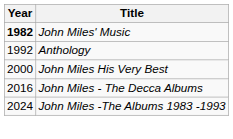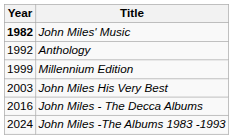+ row: (86, 69)
(20, 69) 2000 -> (20, 87) 2003
